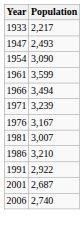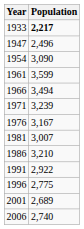(42, 28) normal -> (42, 28) bold
(42, 43) 2,493 -> (42, 43) 2,496
+ row: (17, 185)
(42, 185) 2,687 -> (42, 201) 2,689
